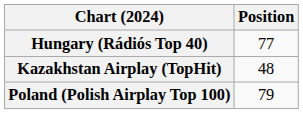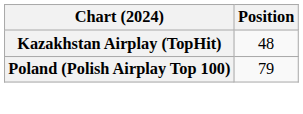- row: (119, 43)
